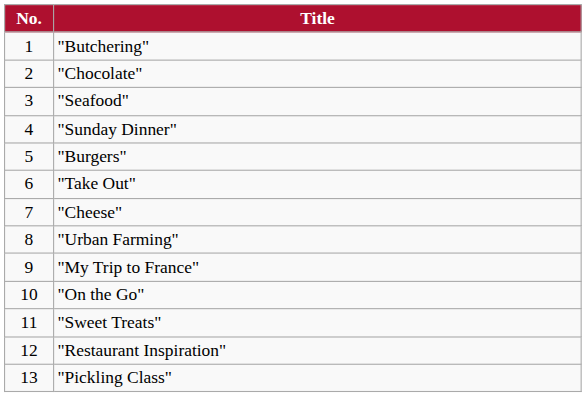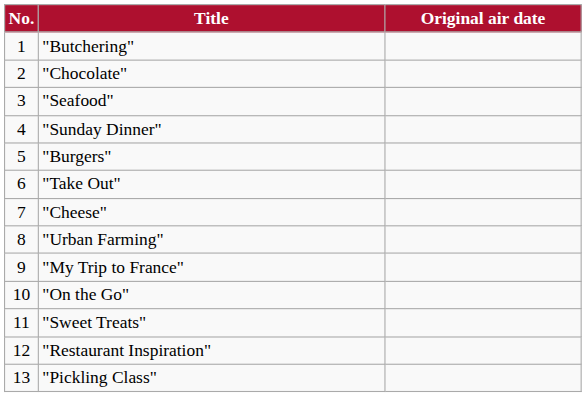+ column: (483, 18)
